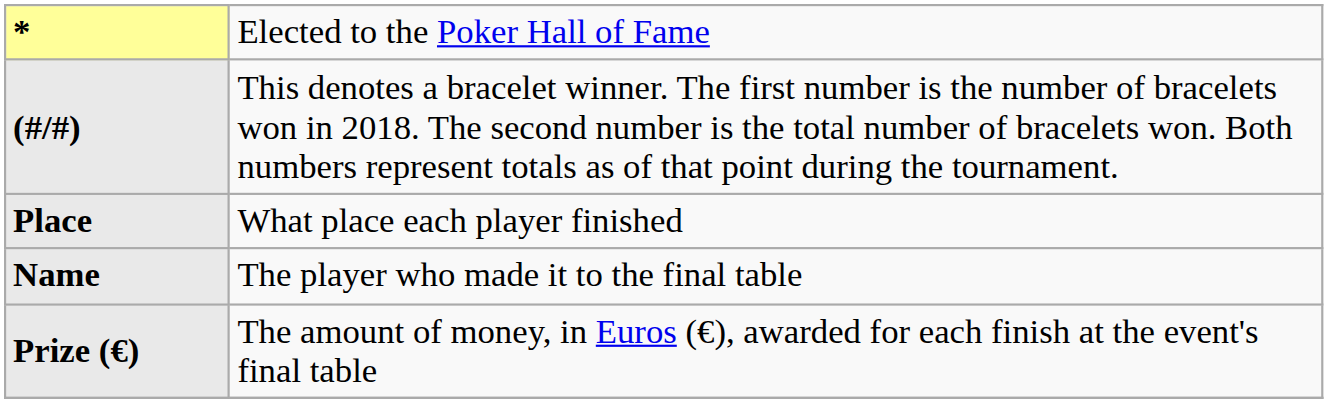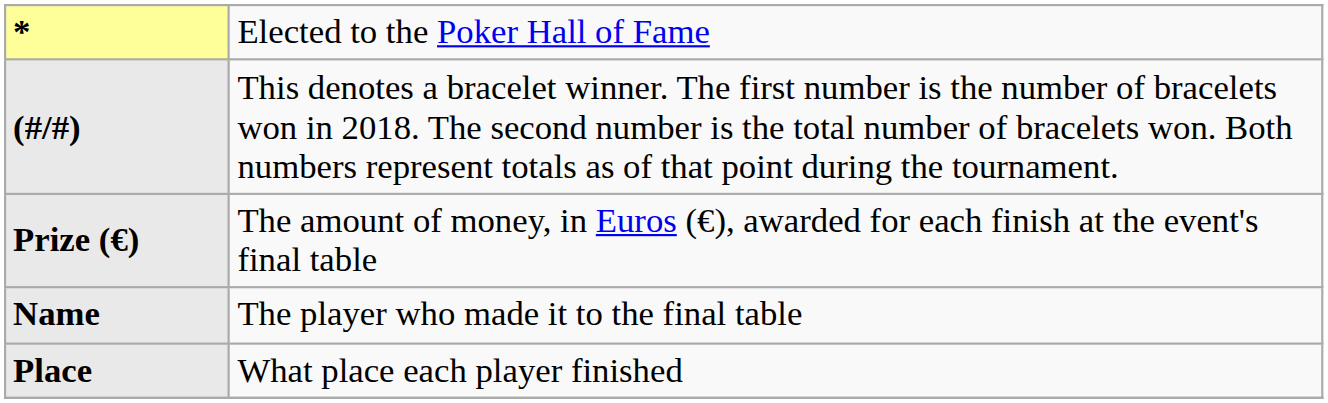rows swapped: (53, 220) <-> (76, 349)
